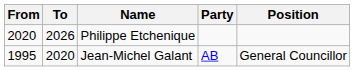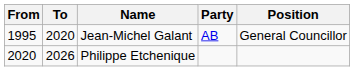rows swapped: (136, 55) <-> (138, 35)
